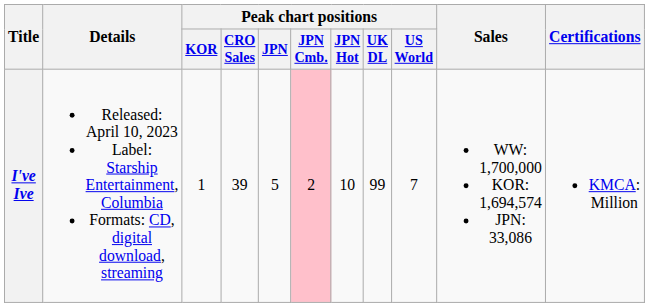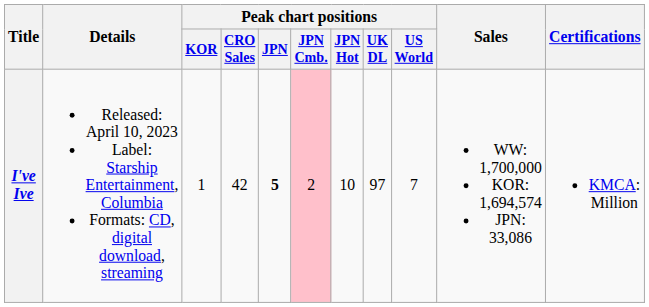(240, 185) 39 -> (240, 185) 42
(275, 185) normal -> (275, 185) bold
(377, 185) 99 -> (377, 185) 97
